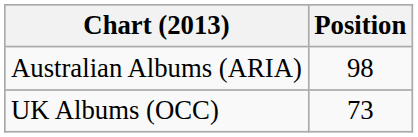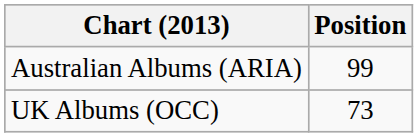(360, 68) 98 -> (360, 68) 99
